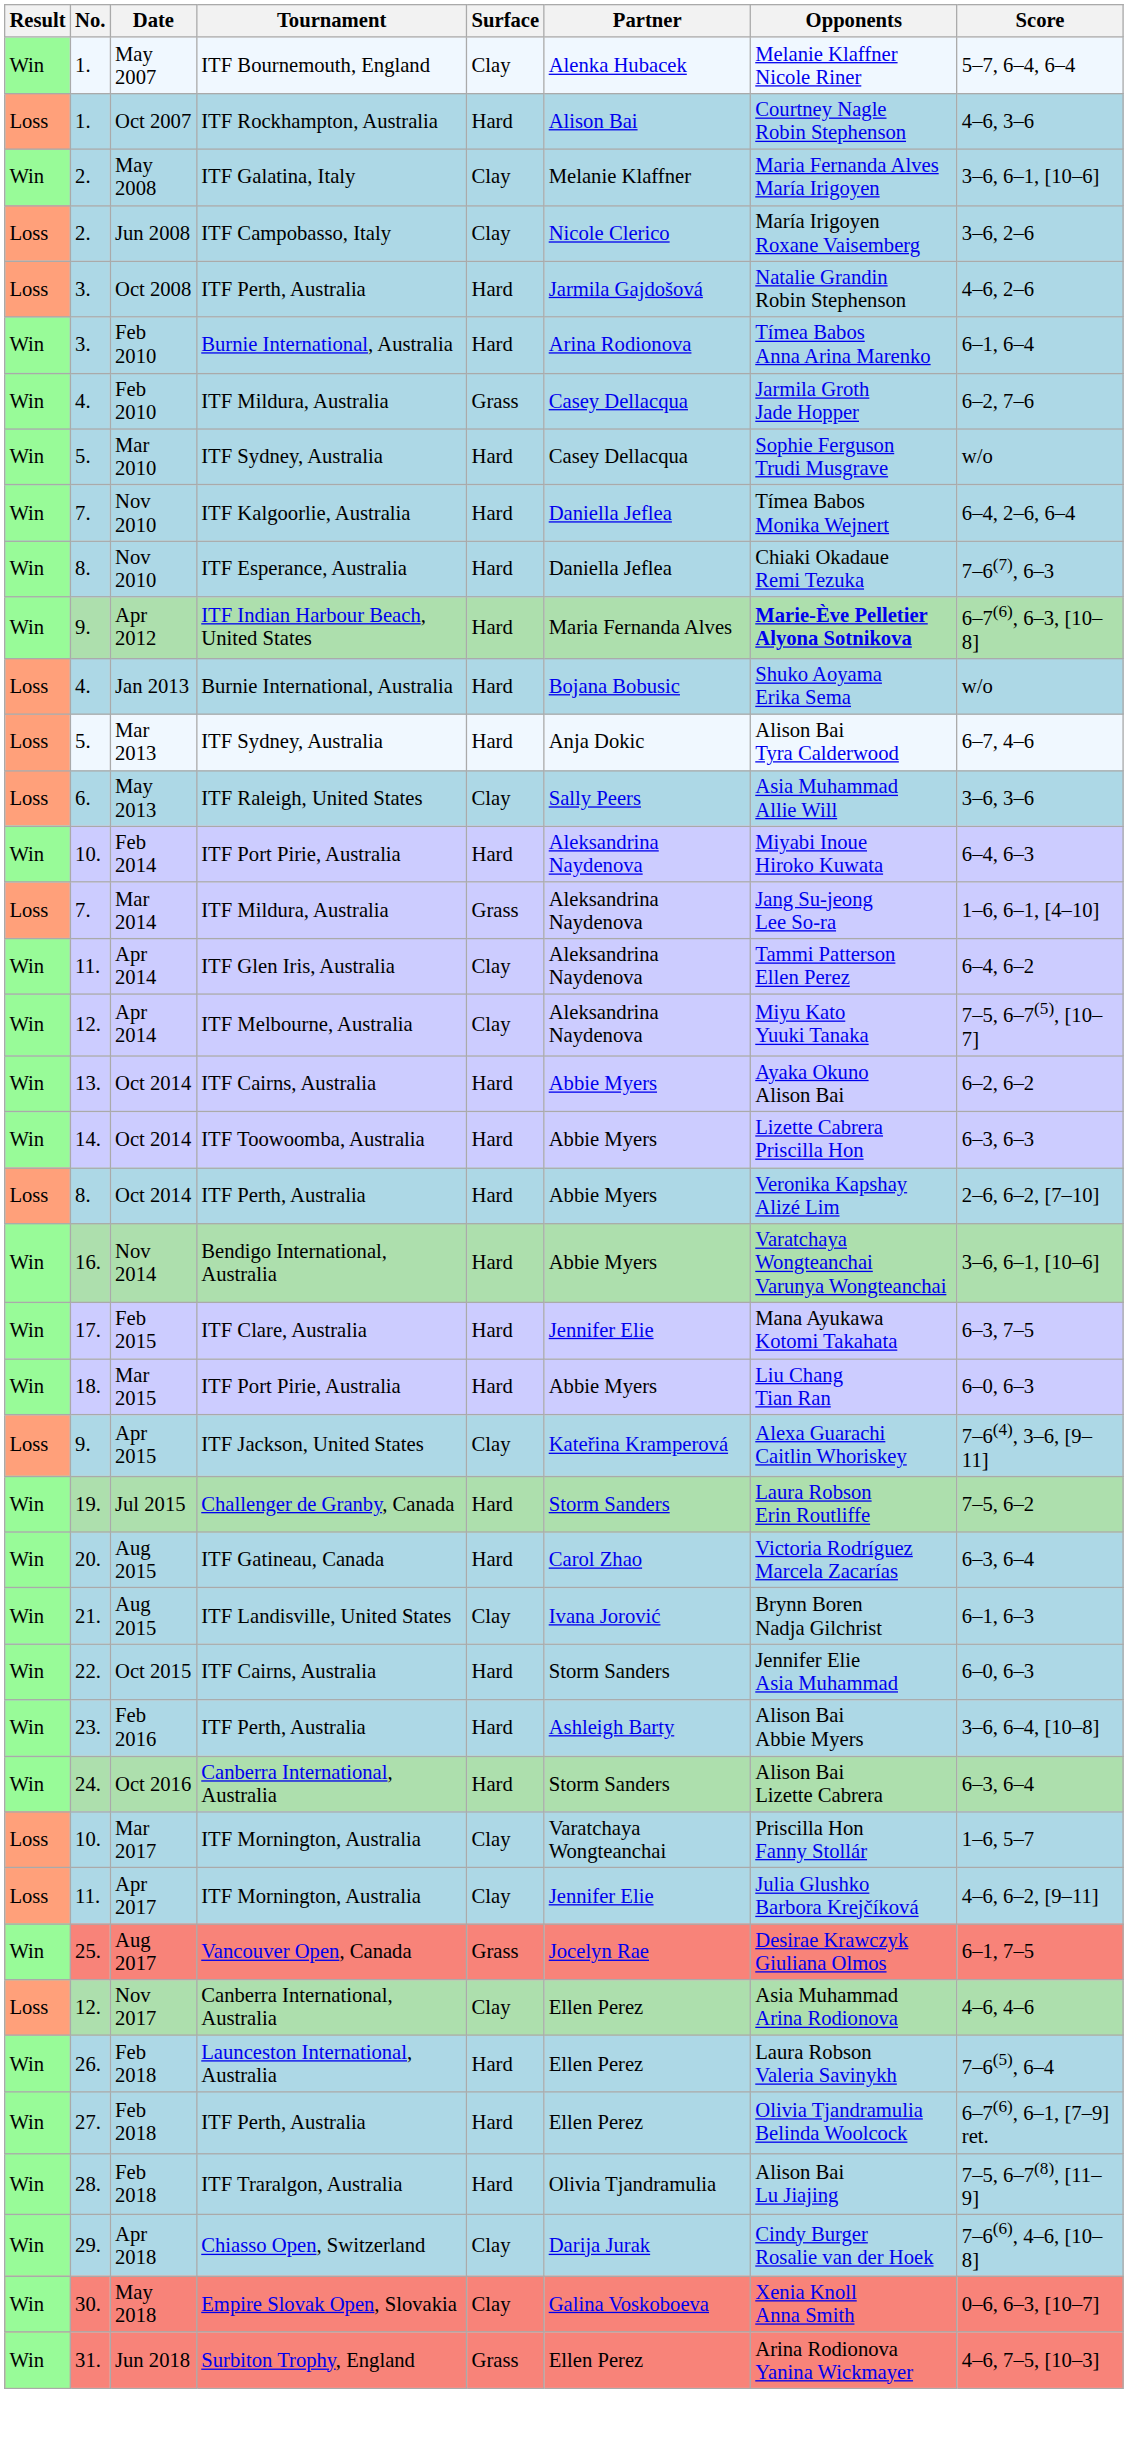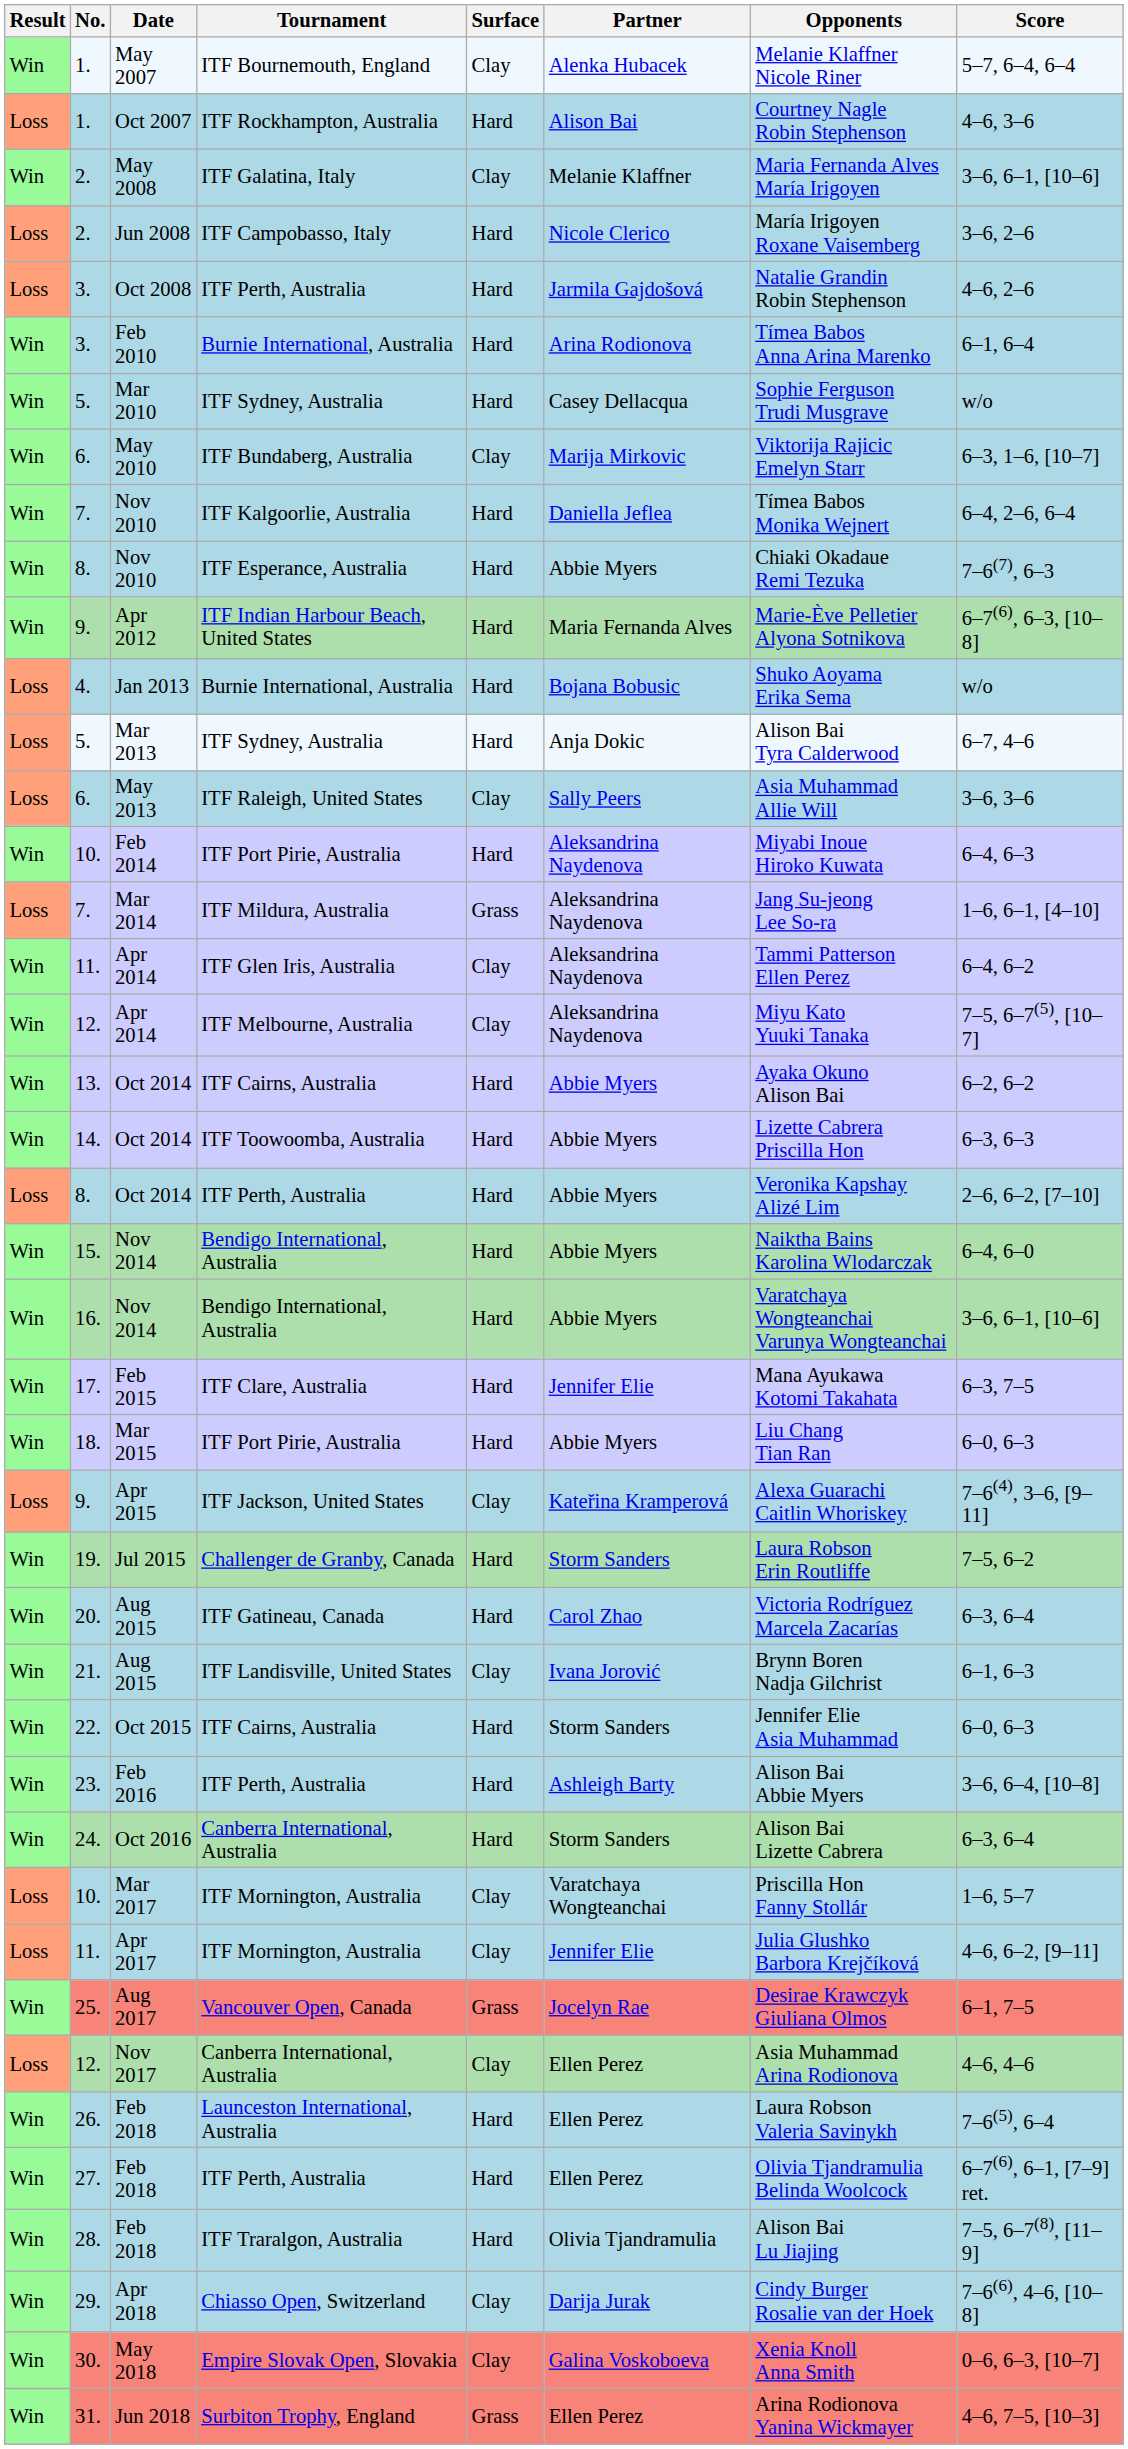(491, 233) Clay -> (492, 233) Hard
- row: (83, 400)
+ row: (83, 456)
(610, 568) Daniella Jeflea -> (603, 568) Abbie Myers
(842, 627) bold -> (836, 627) normal
+ row: (88, 1251)
